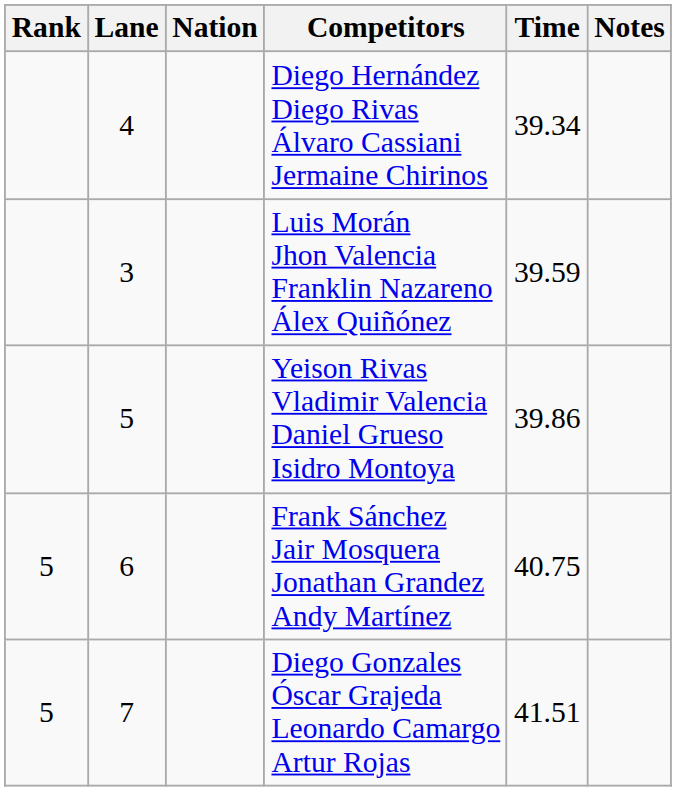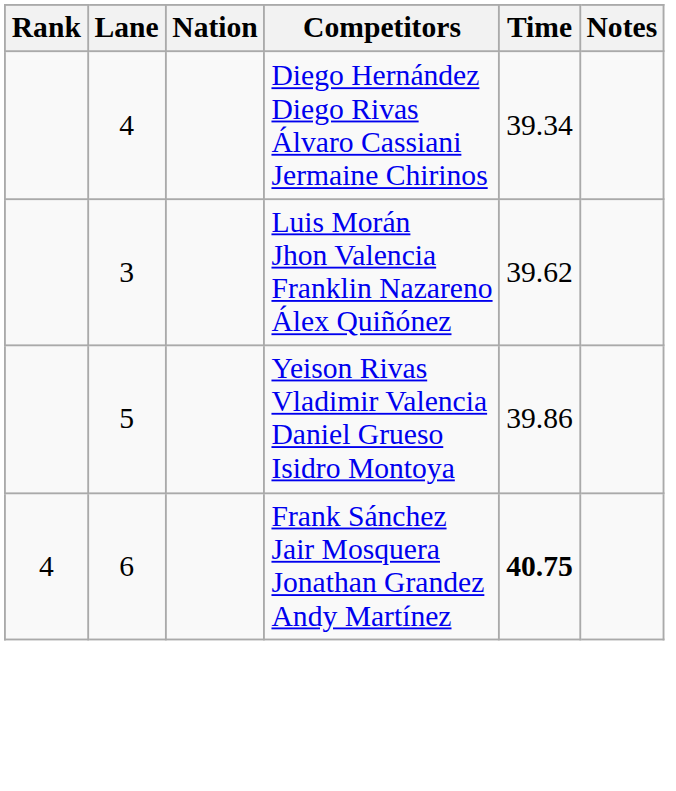(547, 271) 39.59 -> (540, 271) 39.62
(46, 565) 5 -> (46, 565) 4
(547, 565) normal -> (540, 565) bold
- row: (386, 712)
